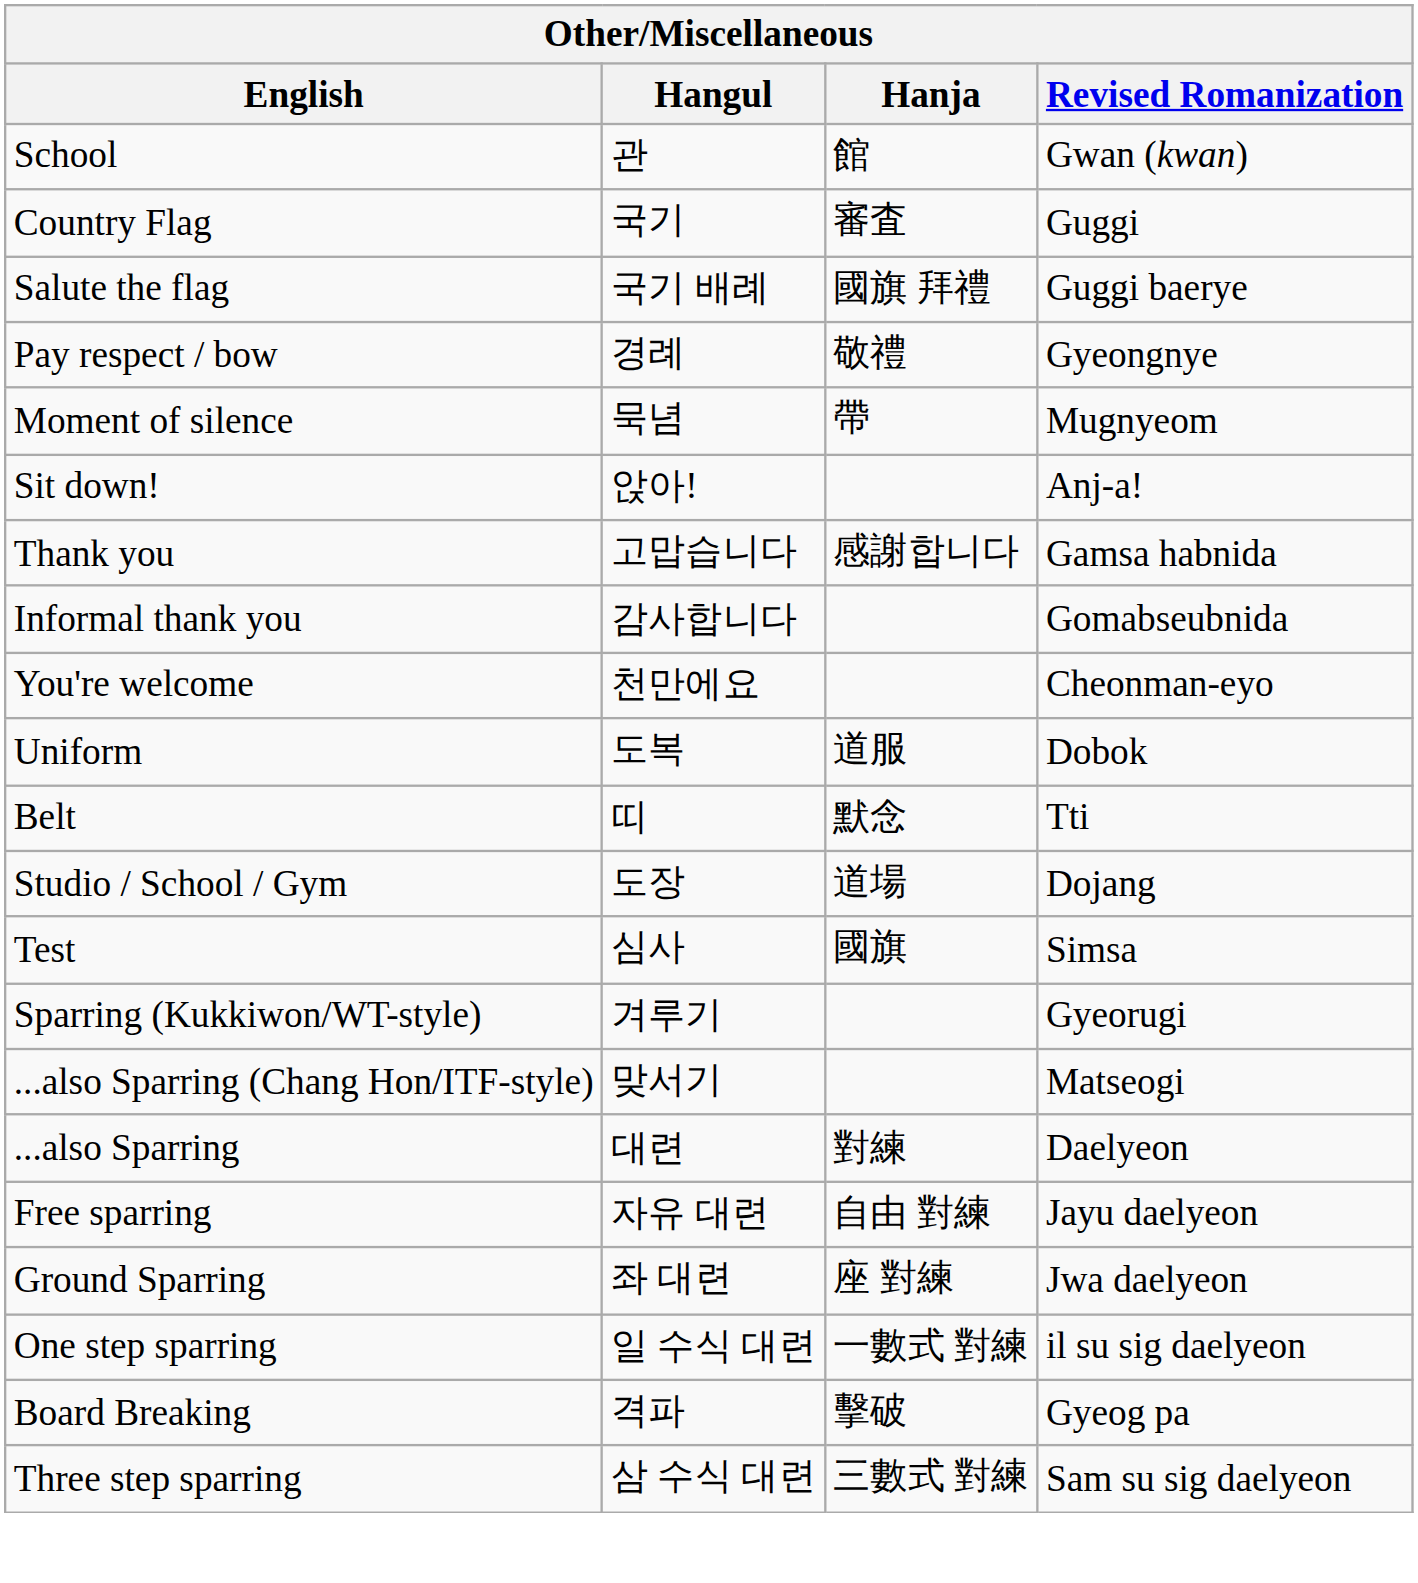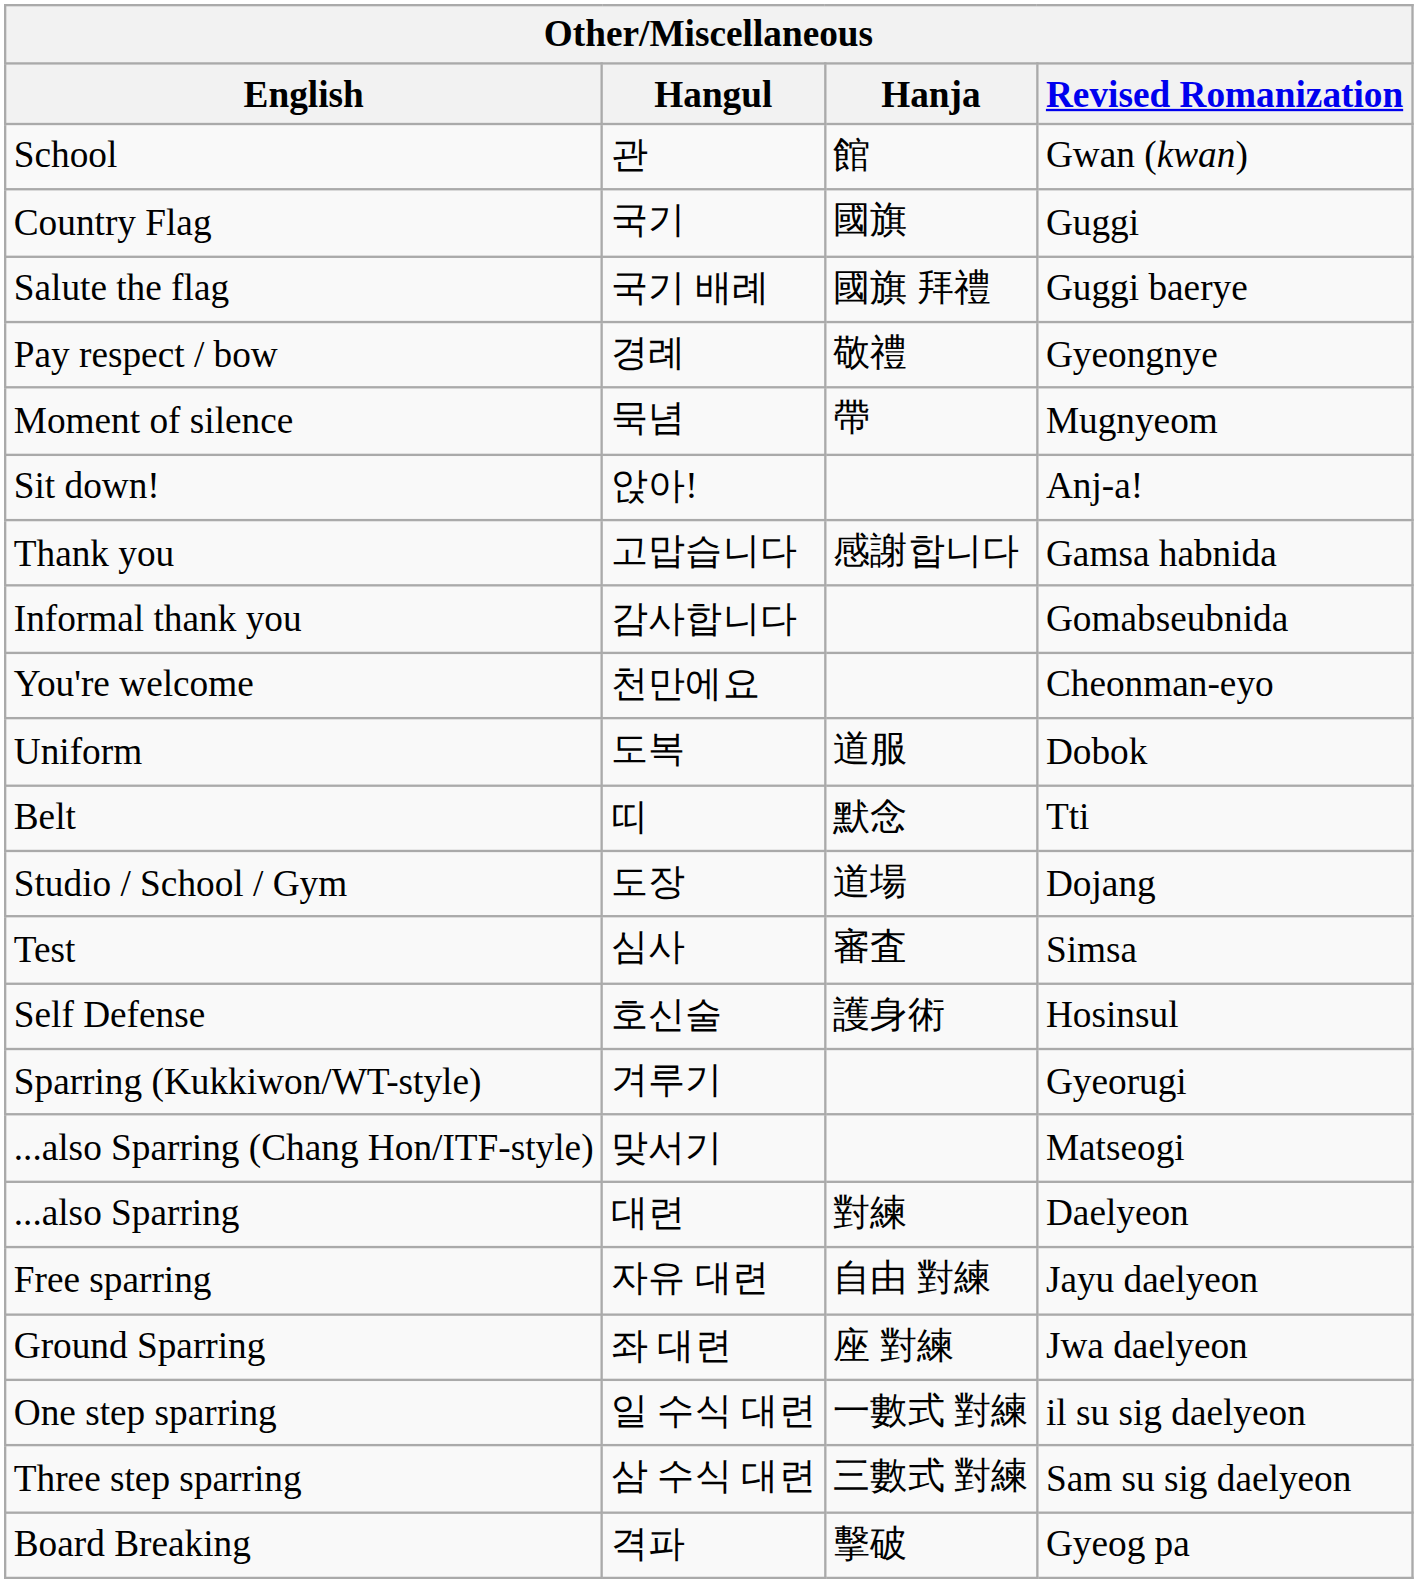(870, 220) 審査 -> (870, 220) 國旗
(870, 948) 國旗 -> (870, 948) 審査
+ row: (110, 1015)
rows swapped: (158, 1478) <-> (132, 1411)
